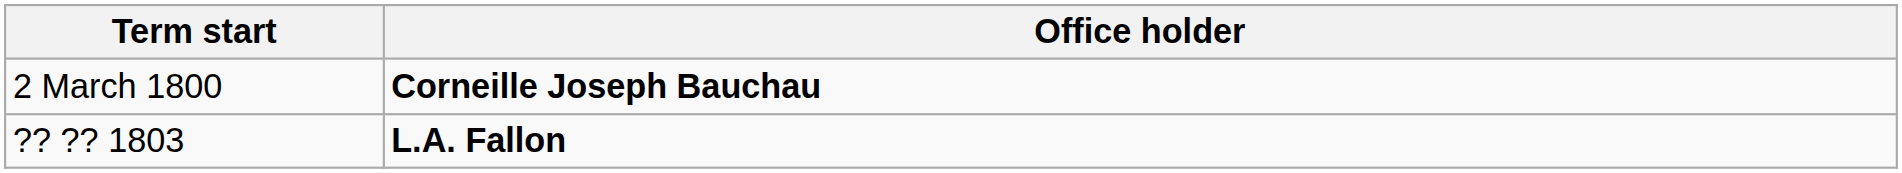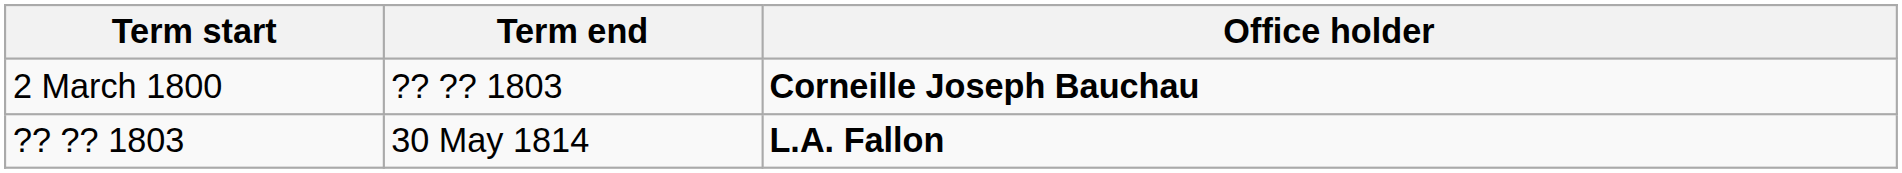+ column: (572, 31)
